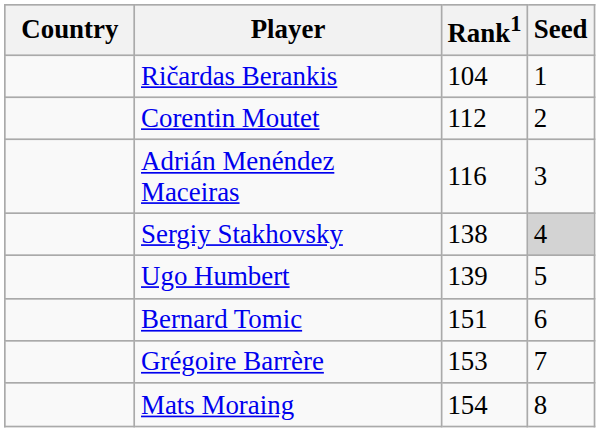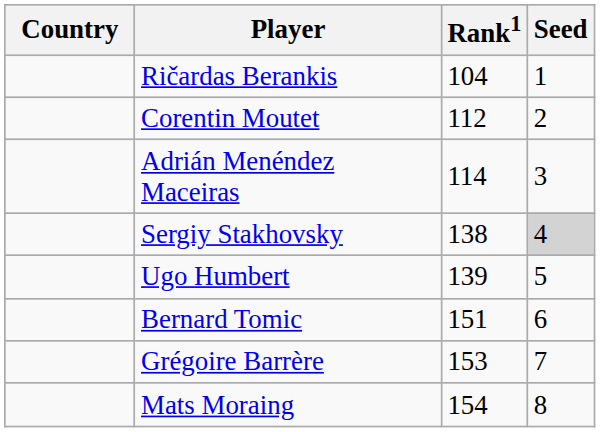(467, 176) 116 -> (467, 176) 114
